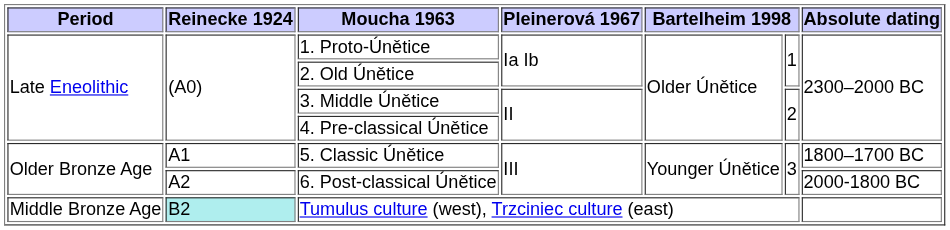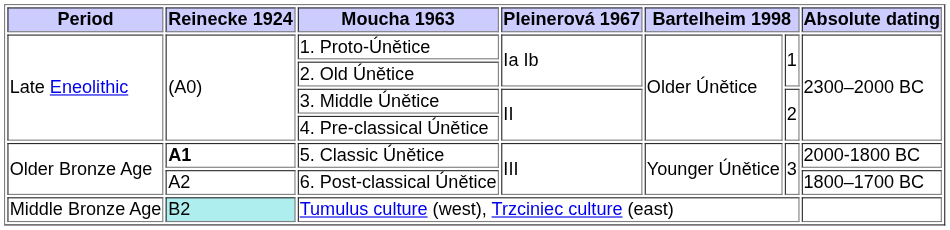(179, 155) normal -> (180, 155) bold
(864, 155) 1800–1700 BC -> (862, 155) 2000-1800 BC
(862, 182) 2000-1800 BC -> (864, 182) 1800–1700 BC
